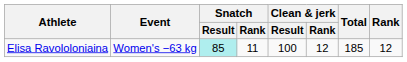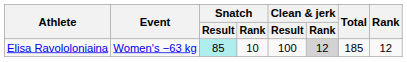(253, 48) 11 -> (253, 48) 10
(322, 48) no background -> (322, 48) lightgrey background
